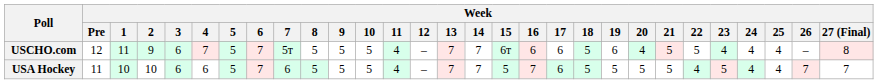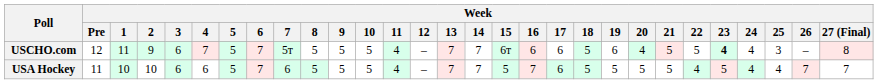(724, 50) normal -> (724, 50) bold
(778, 50) 4 -> (778, 50) 3
